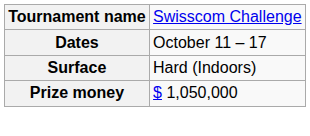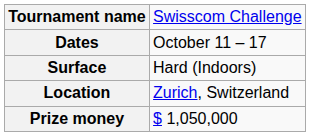+ row: (77, 93)
